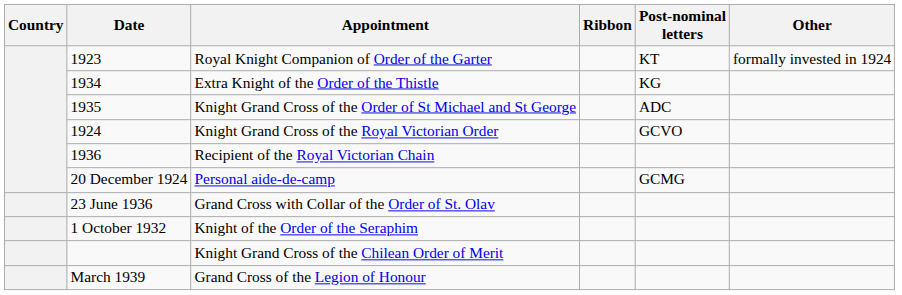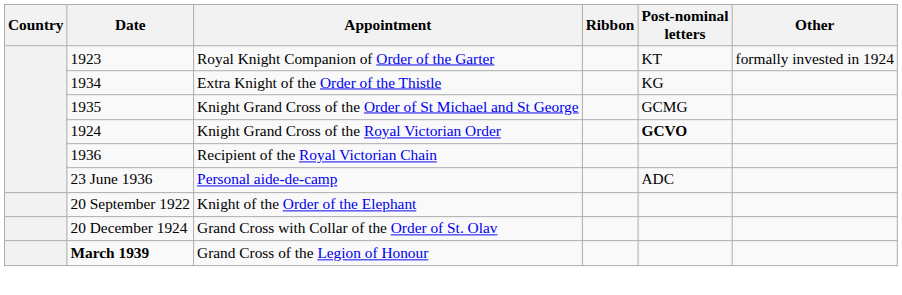(655, 107) ADC -> (665, 107) GCMG
(661, 131) normal -> (664, 131) bold
(129, 180) 20 December 1924 -> (112, 180) 23 June 1936
(662, 180) GCMG -> (658, 180) ADC
+ row: (307, 204)
(112, 204) 23 June 1936 -> (129, 228) 20 December 1924
- row: (306, 228)
- row: (349, 253)
(108, 277) normal -> (110, 253) bold
